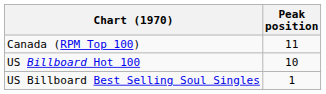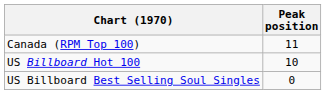(292, 80) 1 -> (292, 80) 0
